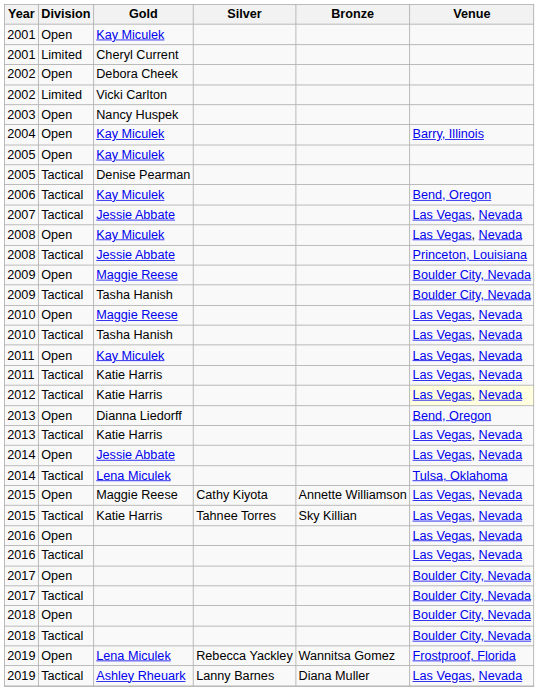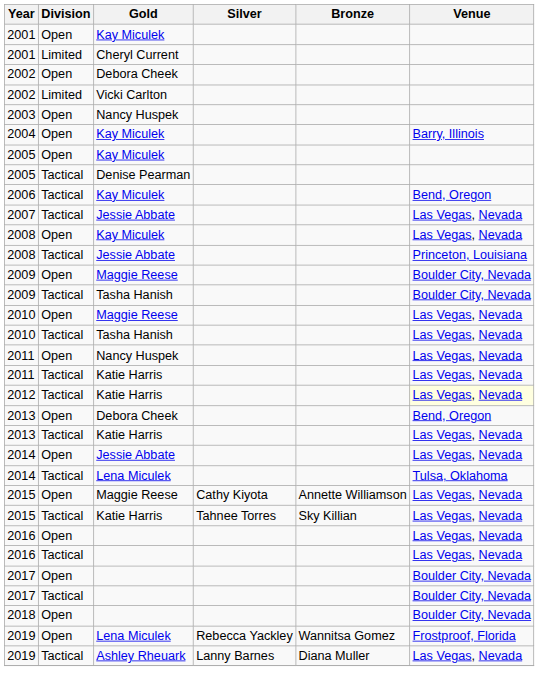(130, 355) Kay Miculek -> (137, 355) Nancy Huspek
(139, 415) Dianna Liedorff -> (137, 415) Debora Cheek
- row: (21, 635)
